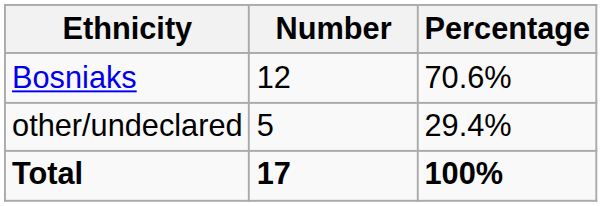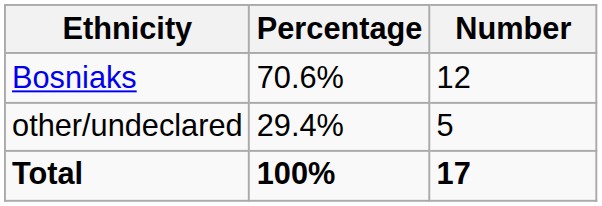columns swapped: (334, 28) <-> (507, 28)
